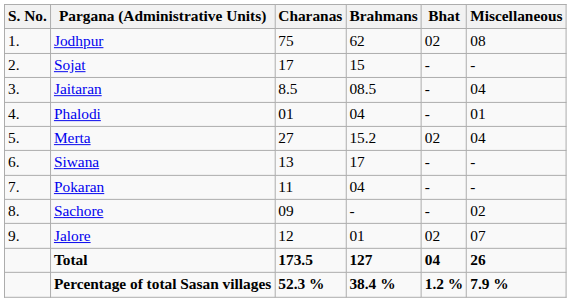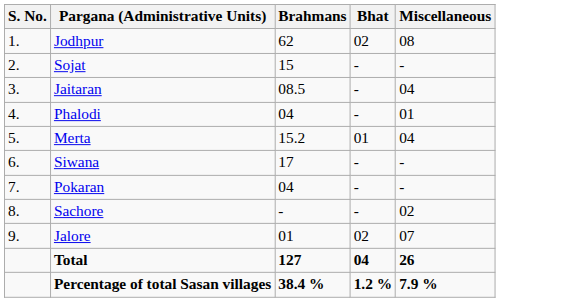- column: (310, 16)
(432, 138) 02 -> (361, 138) 01
